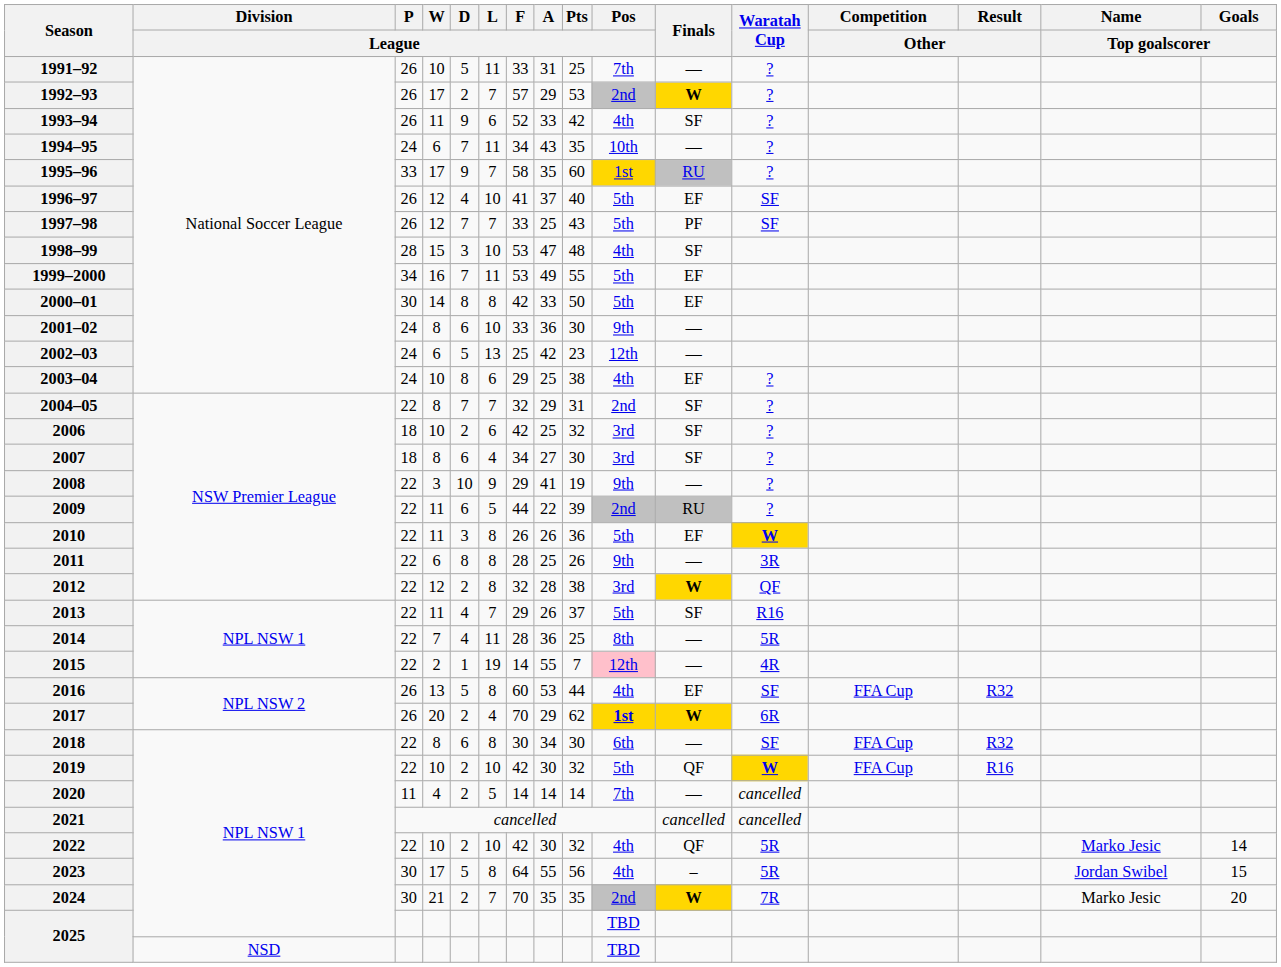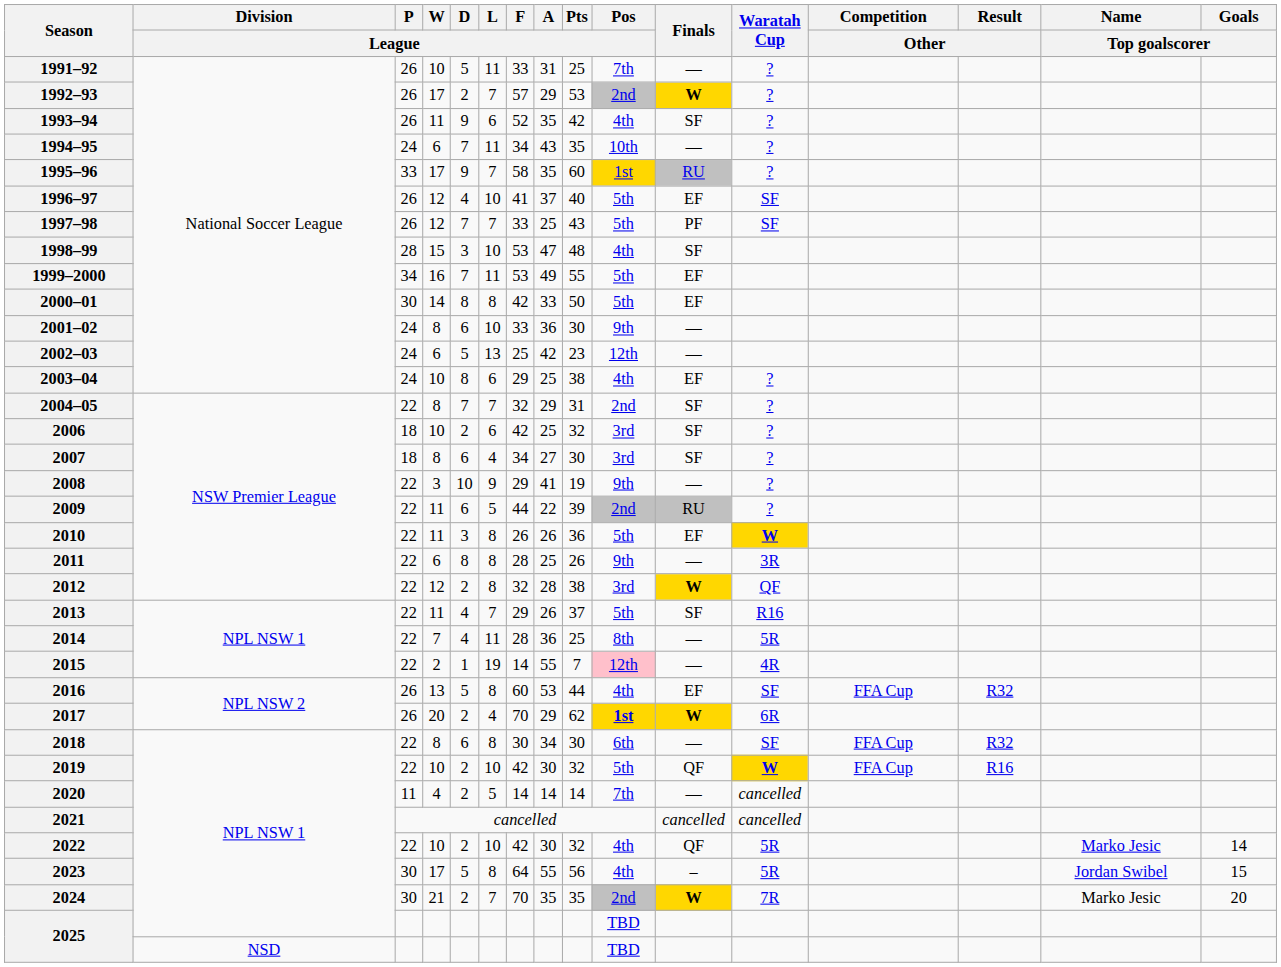(548, 120) 33 -> (548, 120) 35
